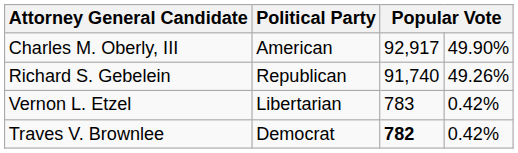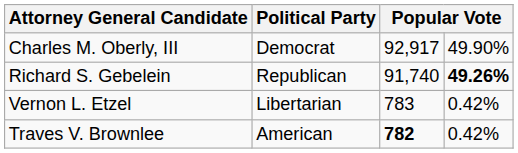(294, 47) American -> (295, 47) Democrat
(478, 76) normal -> (478, 76) bold
(295, 133) Democrat -> (294, 133) American
